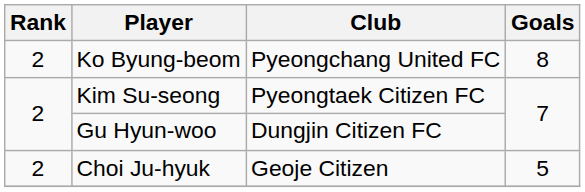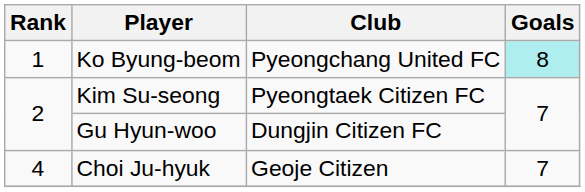(38, 58) 2 -> (38, 58) 1
(543, 58) no background -> (543, 58) paleturquoise background
(38, 167) 2 -> (38, 167) 4
(543, 167) 5 -> (543, 167) 7
